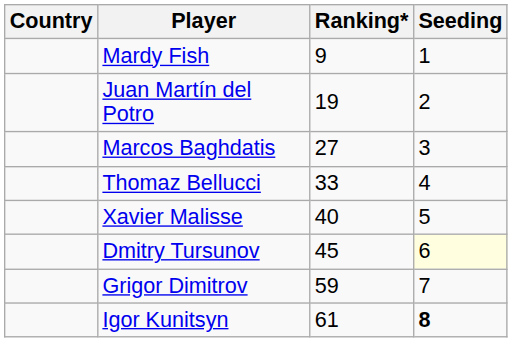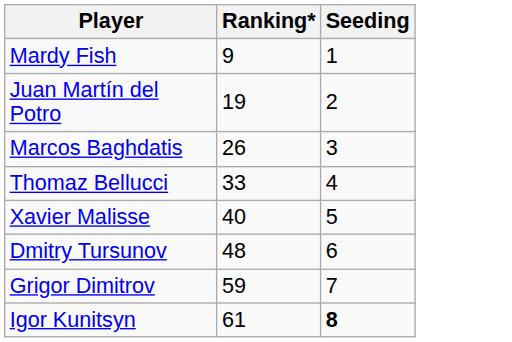- column: (51, 21)
(327, 148) 27 -> (234, 148) 26
(327, 251) 45 -> (234, 251) 48
(424, 251) lightyellow background -> (332, 251) no background
